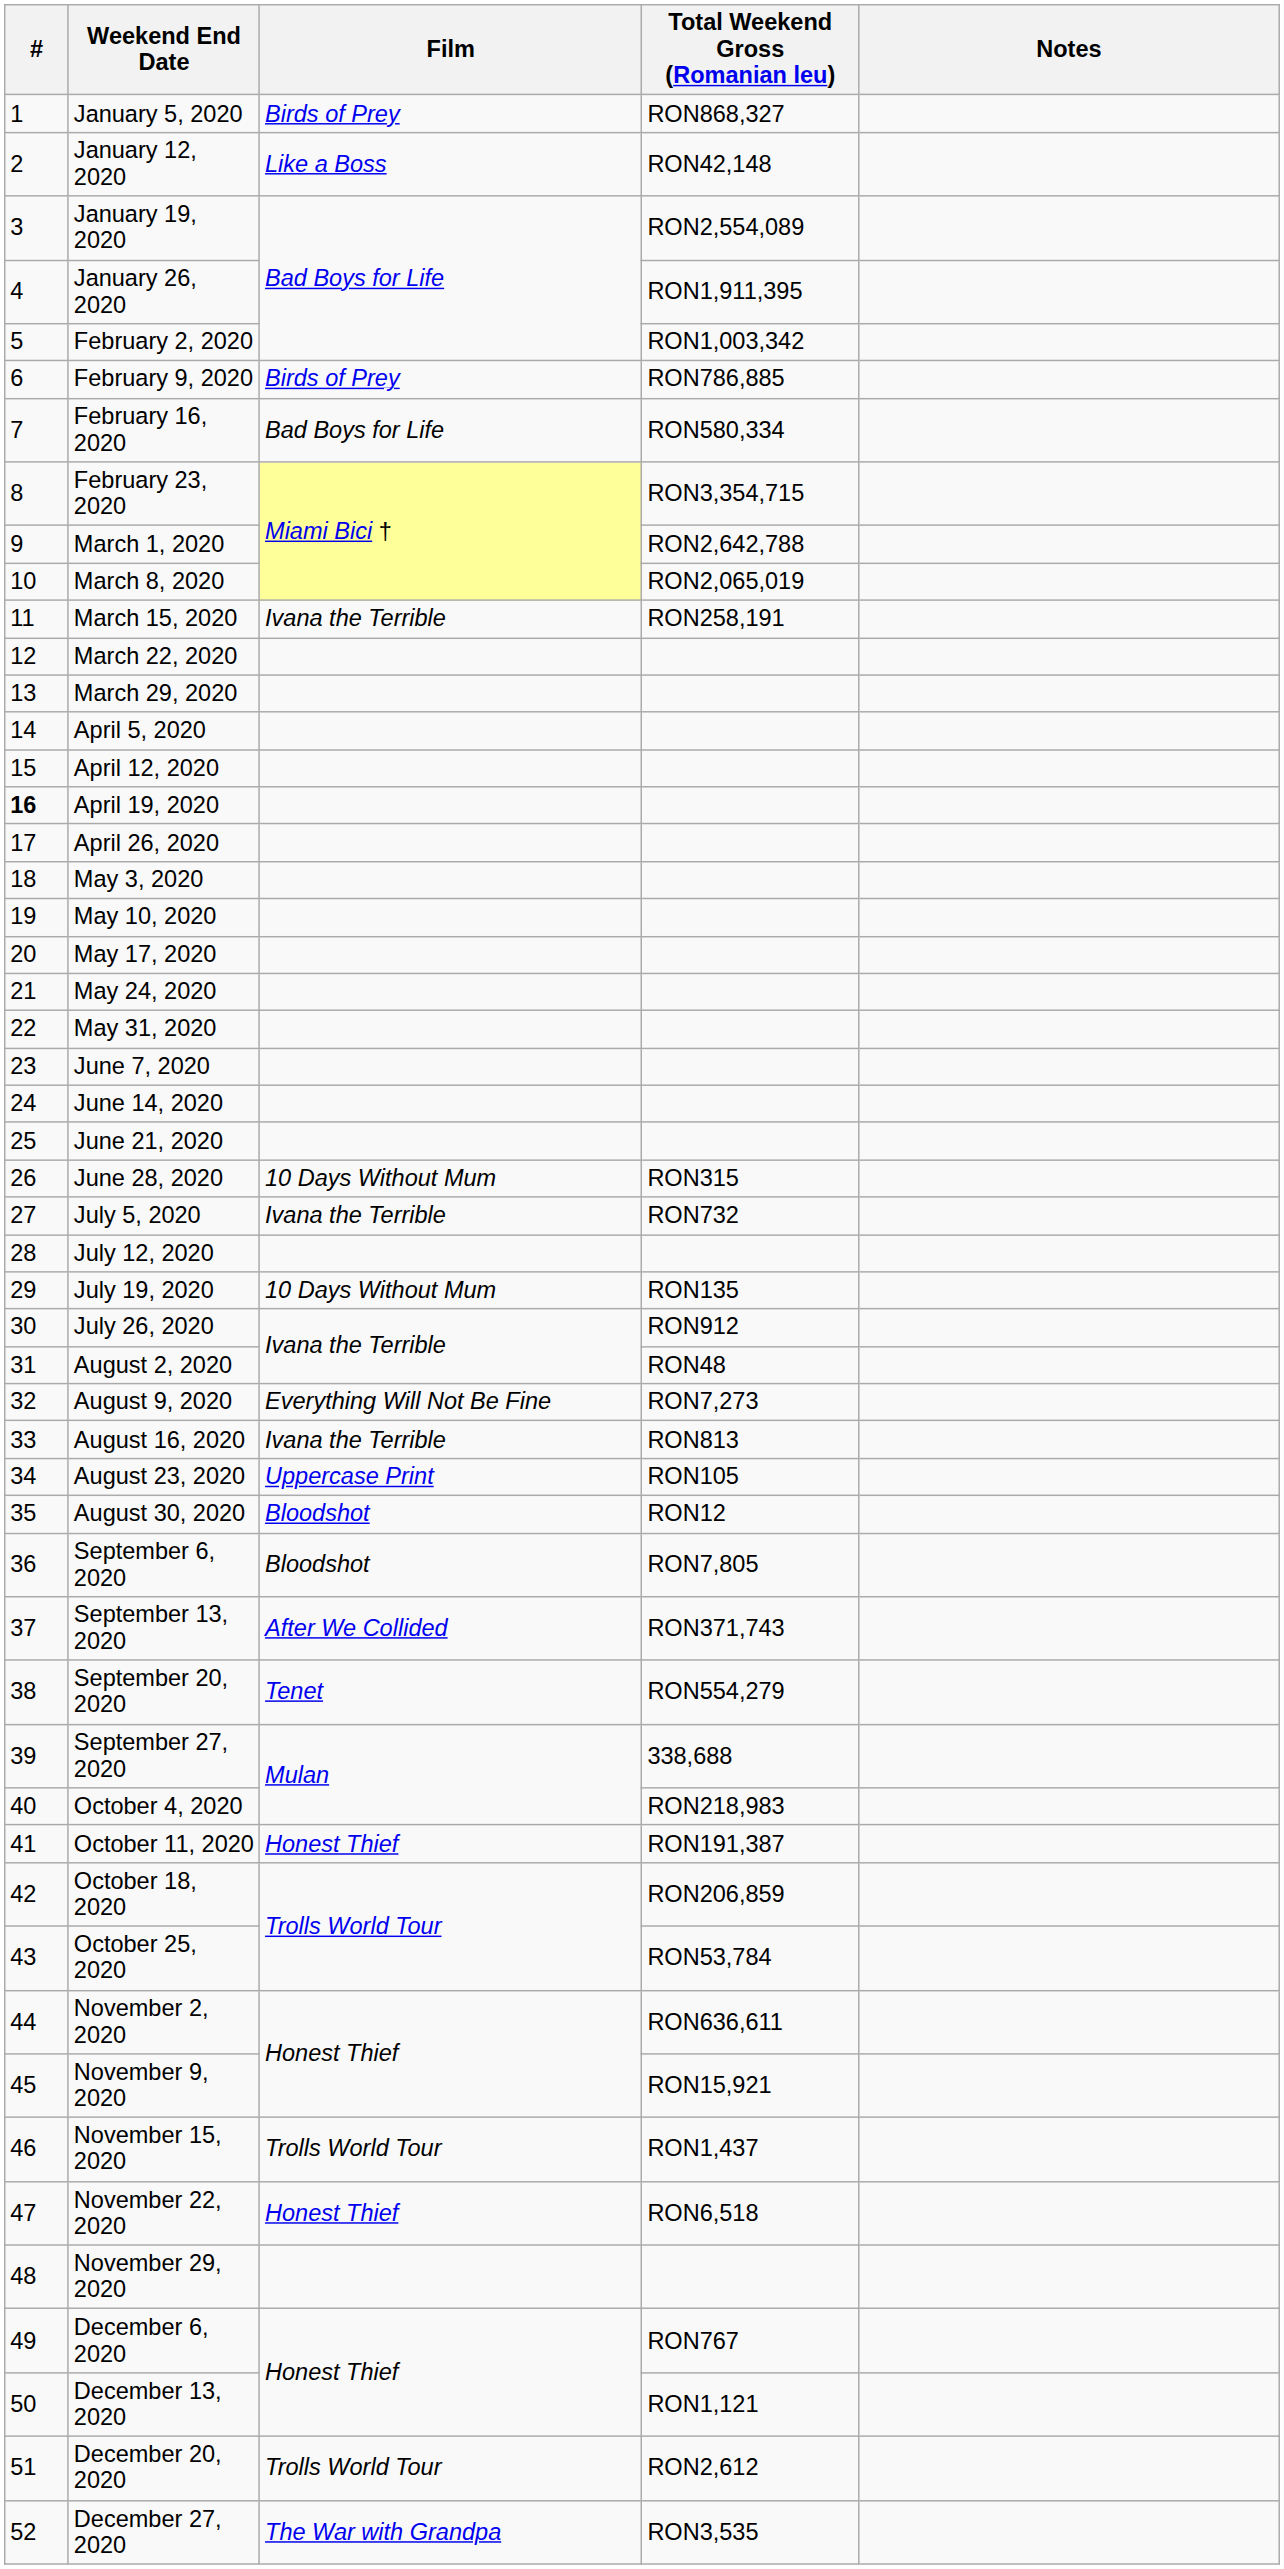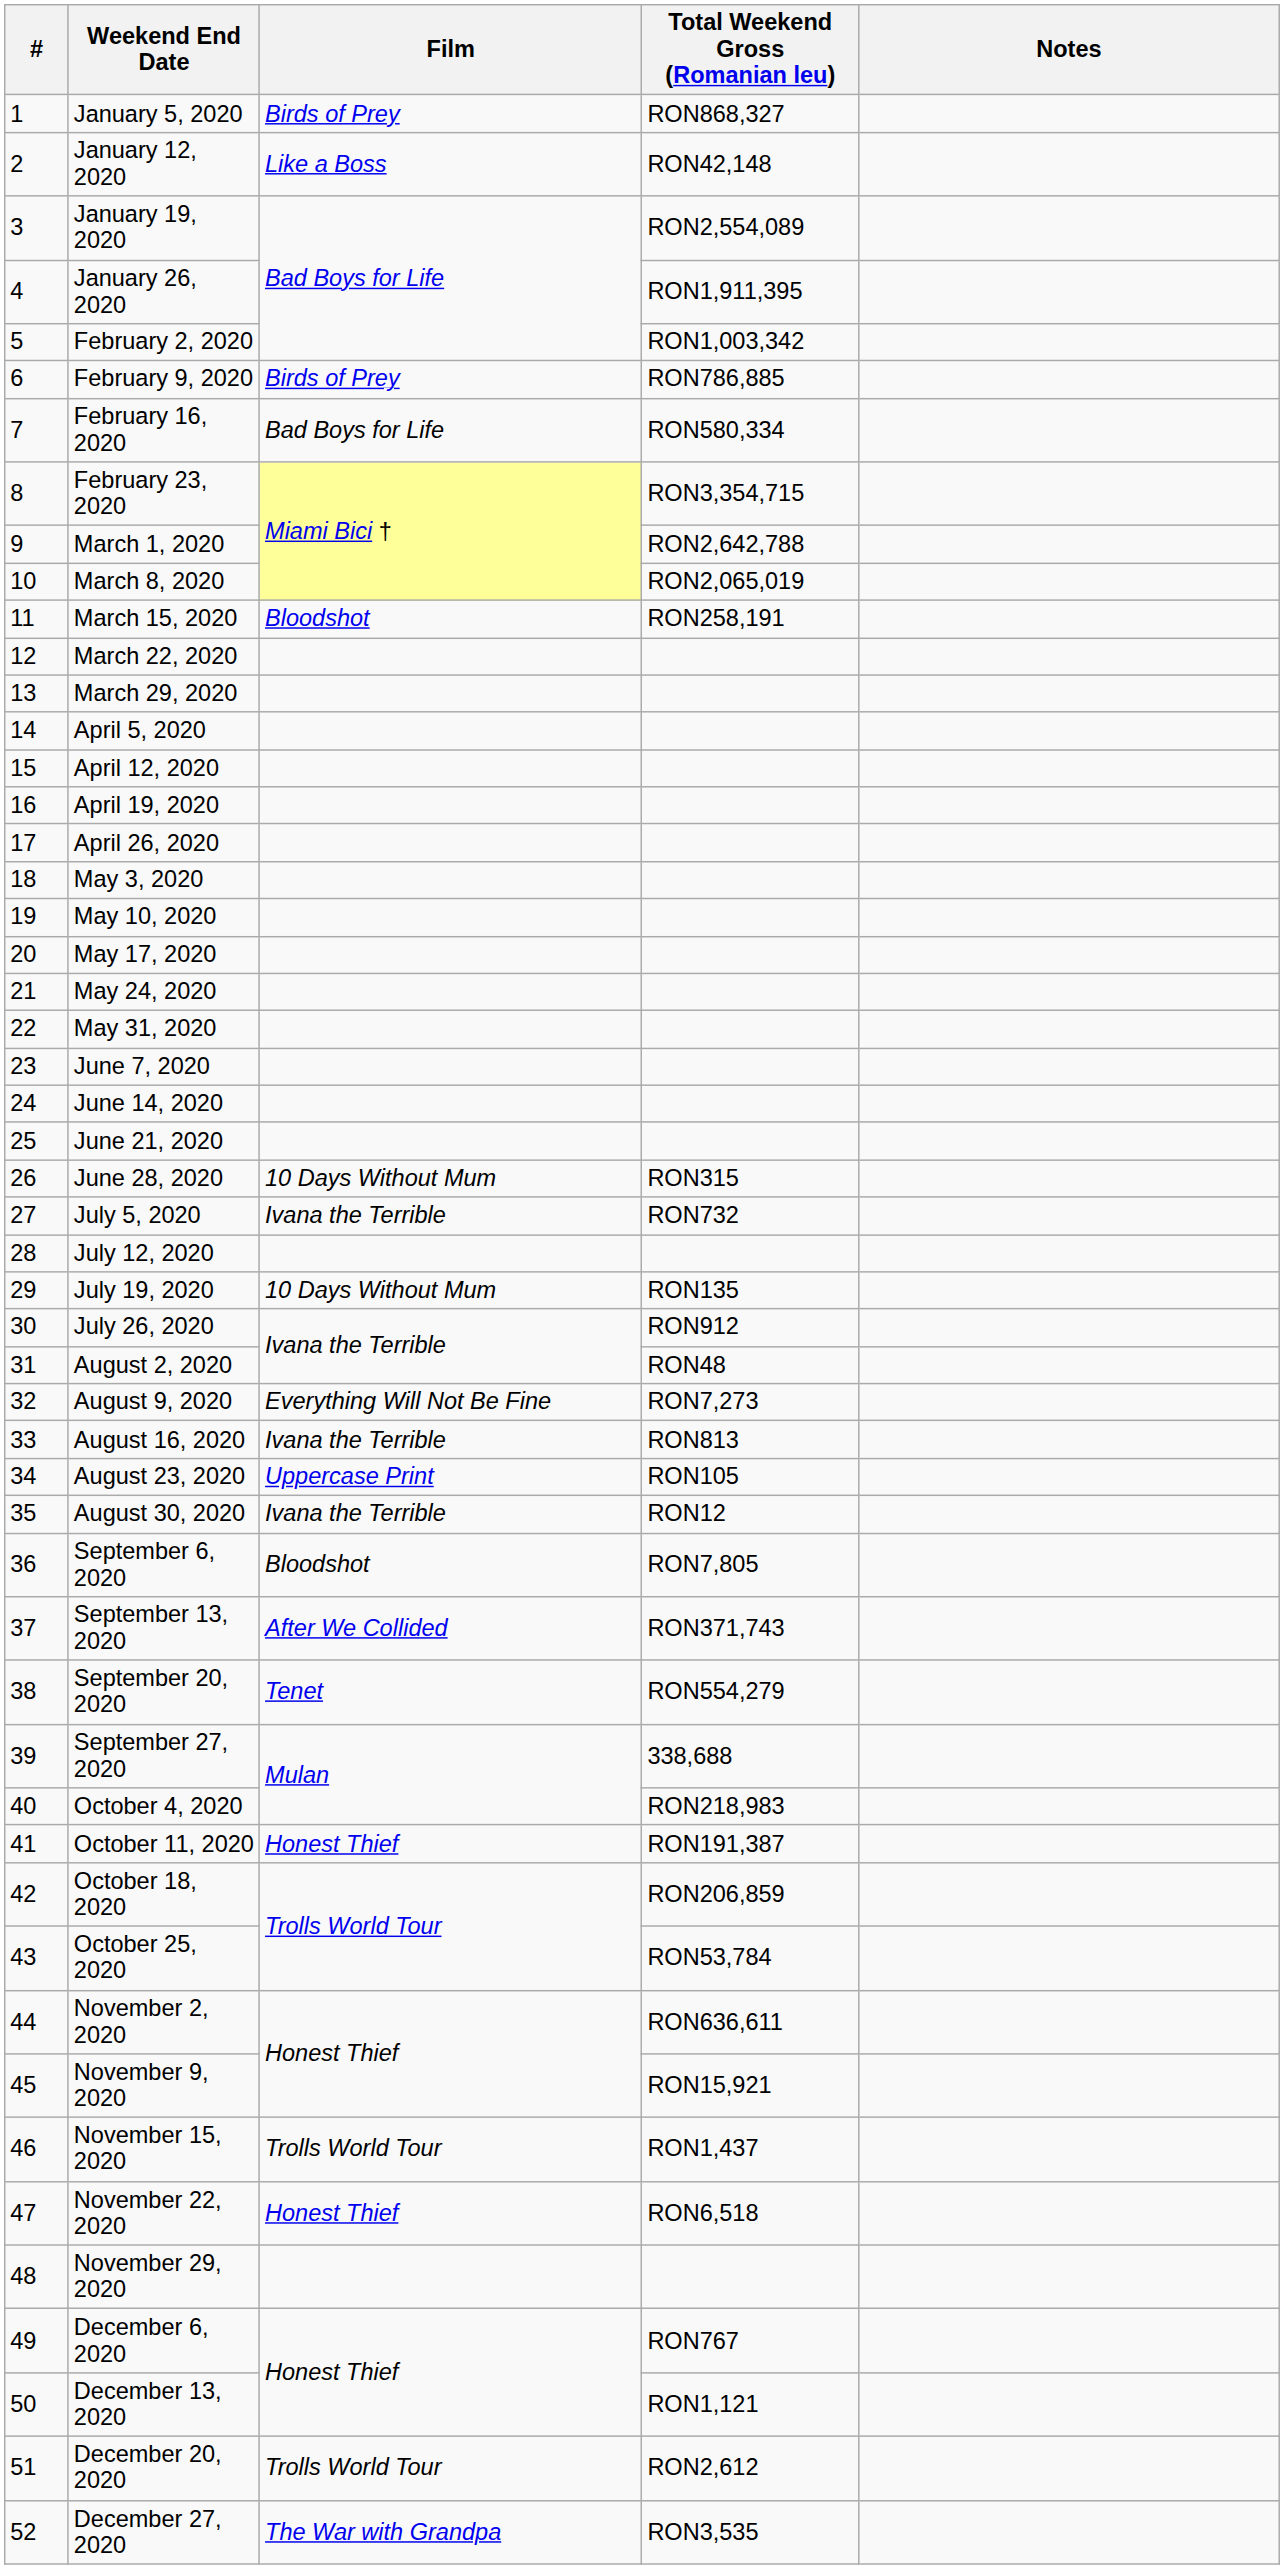(355, 618) Ivana the Terrible -> (317, 618) Bloodshot
(23, 805) bold -> (23, 805) normal
(317, 1513) Bloodshot -> (355, 1513) Ivana the Terrible
